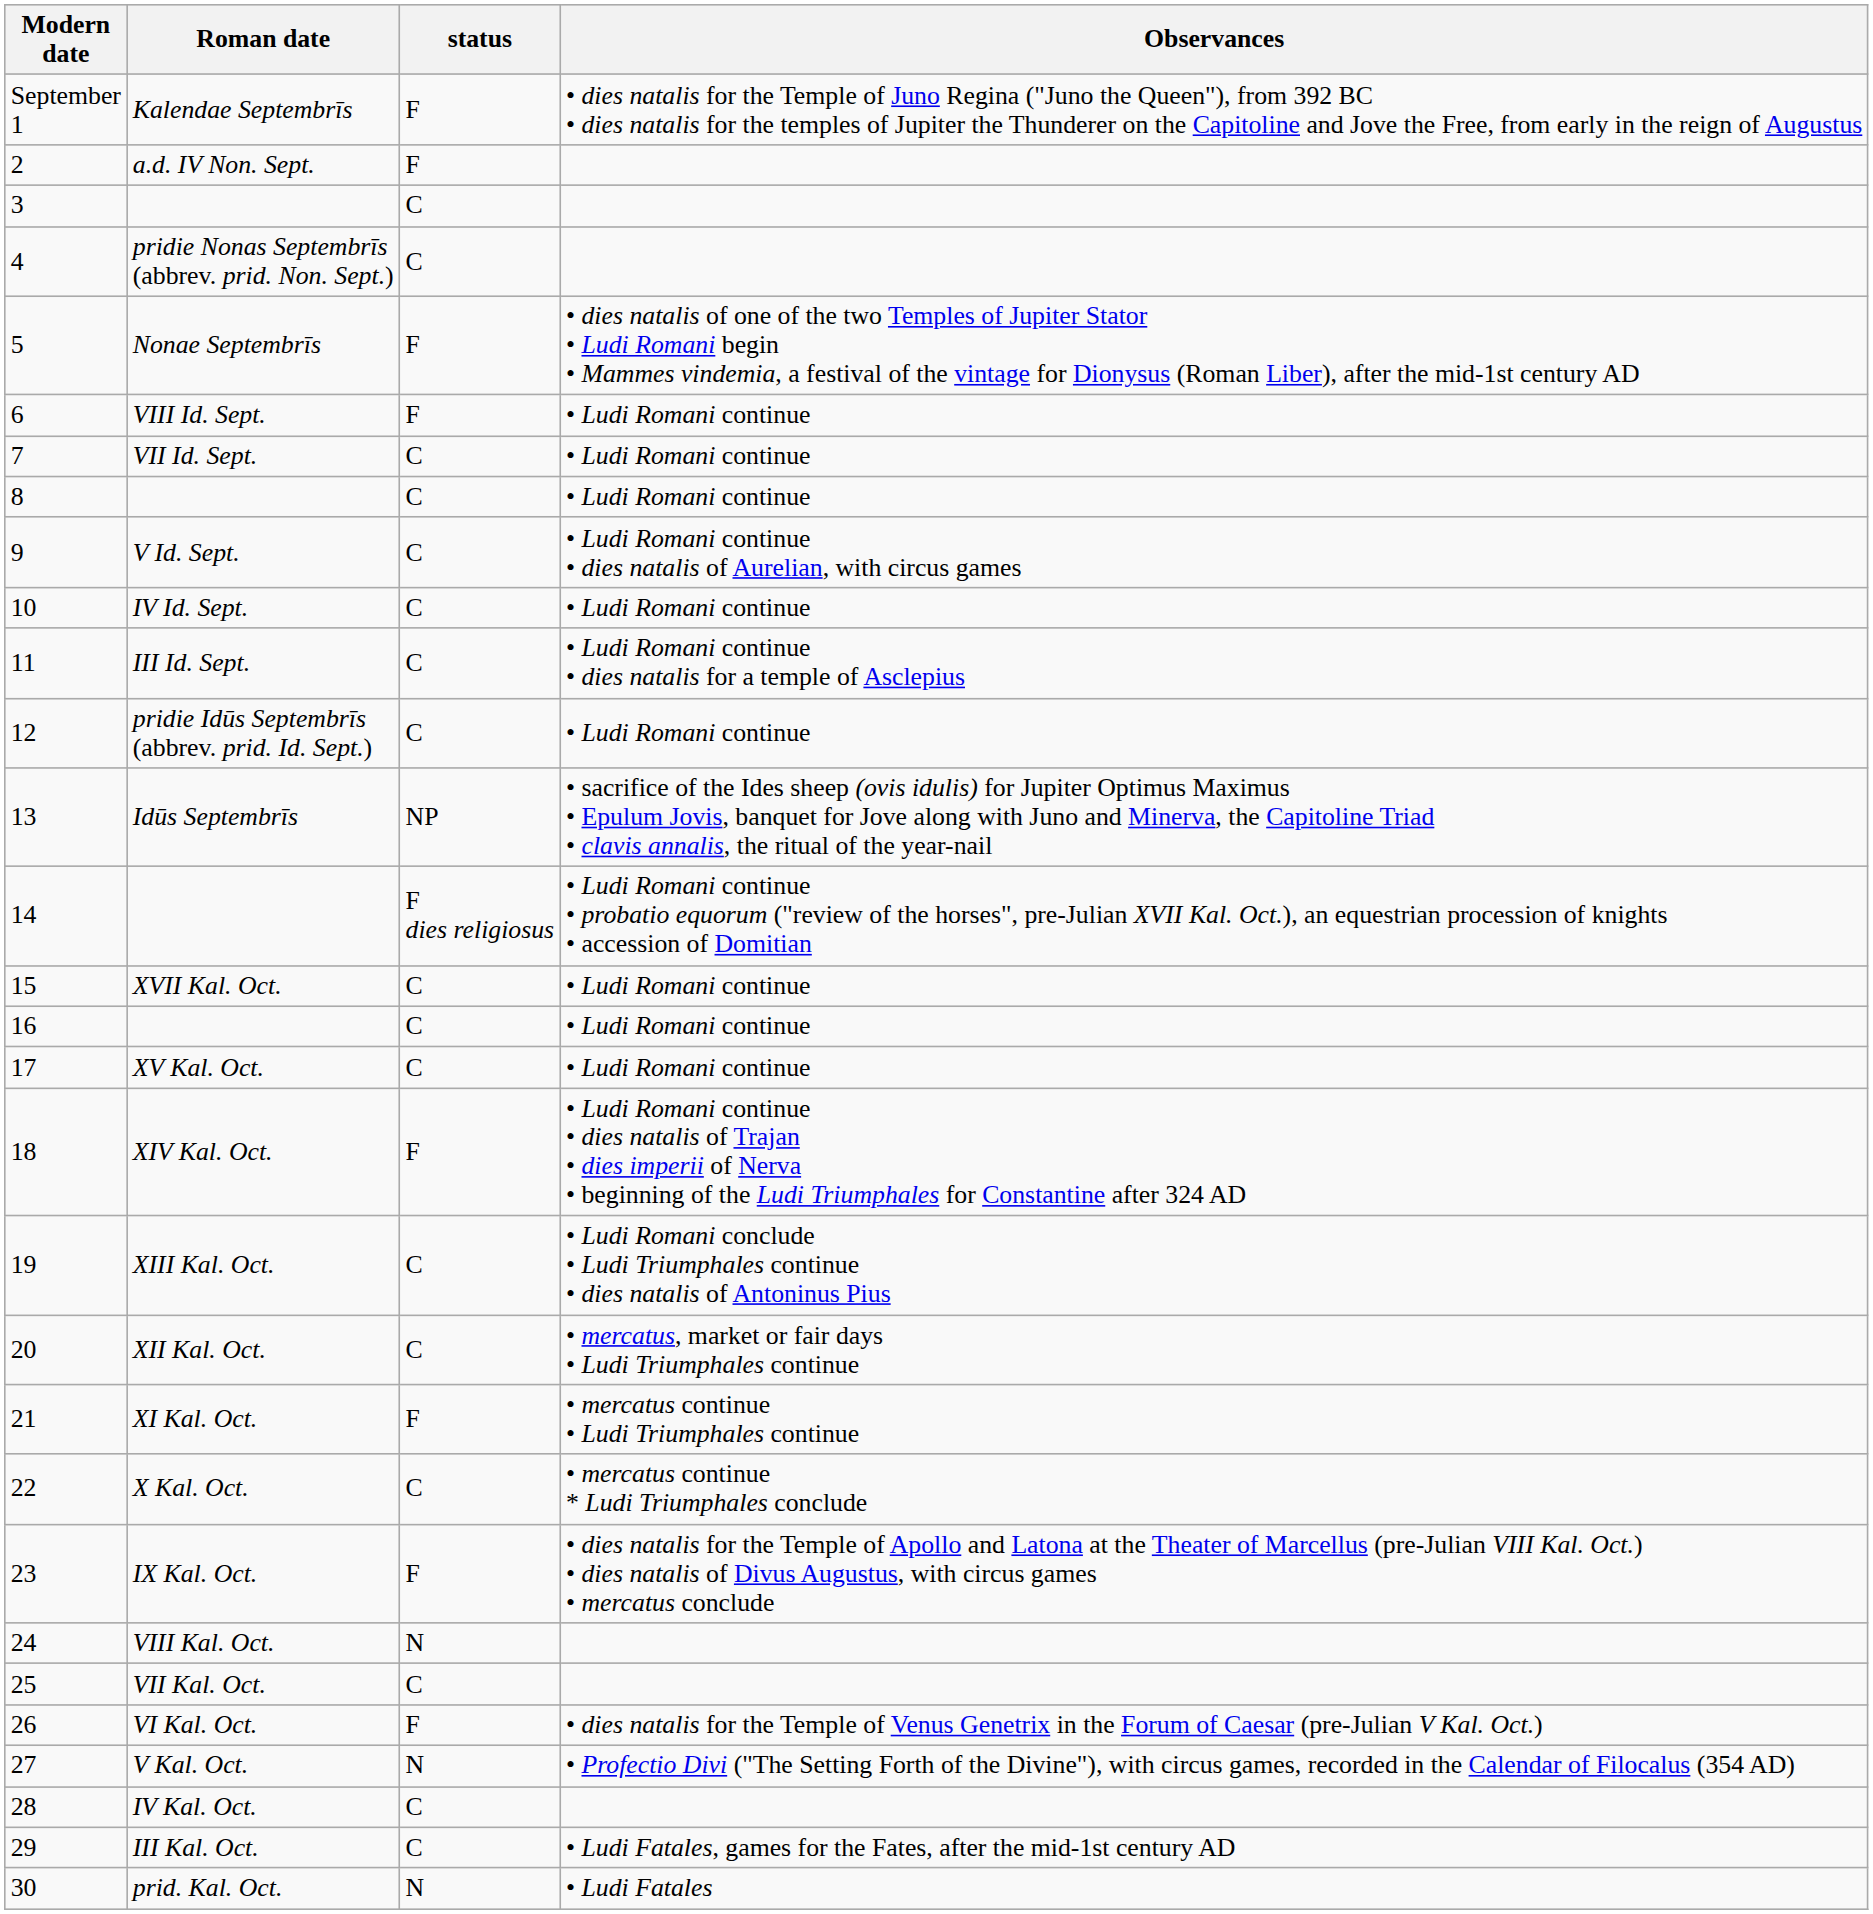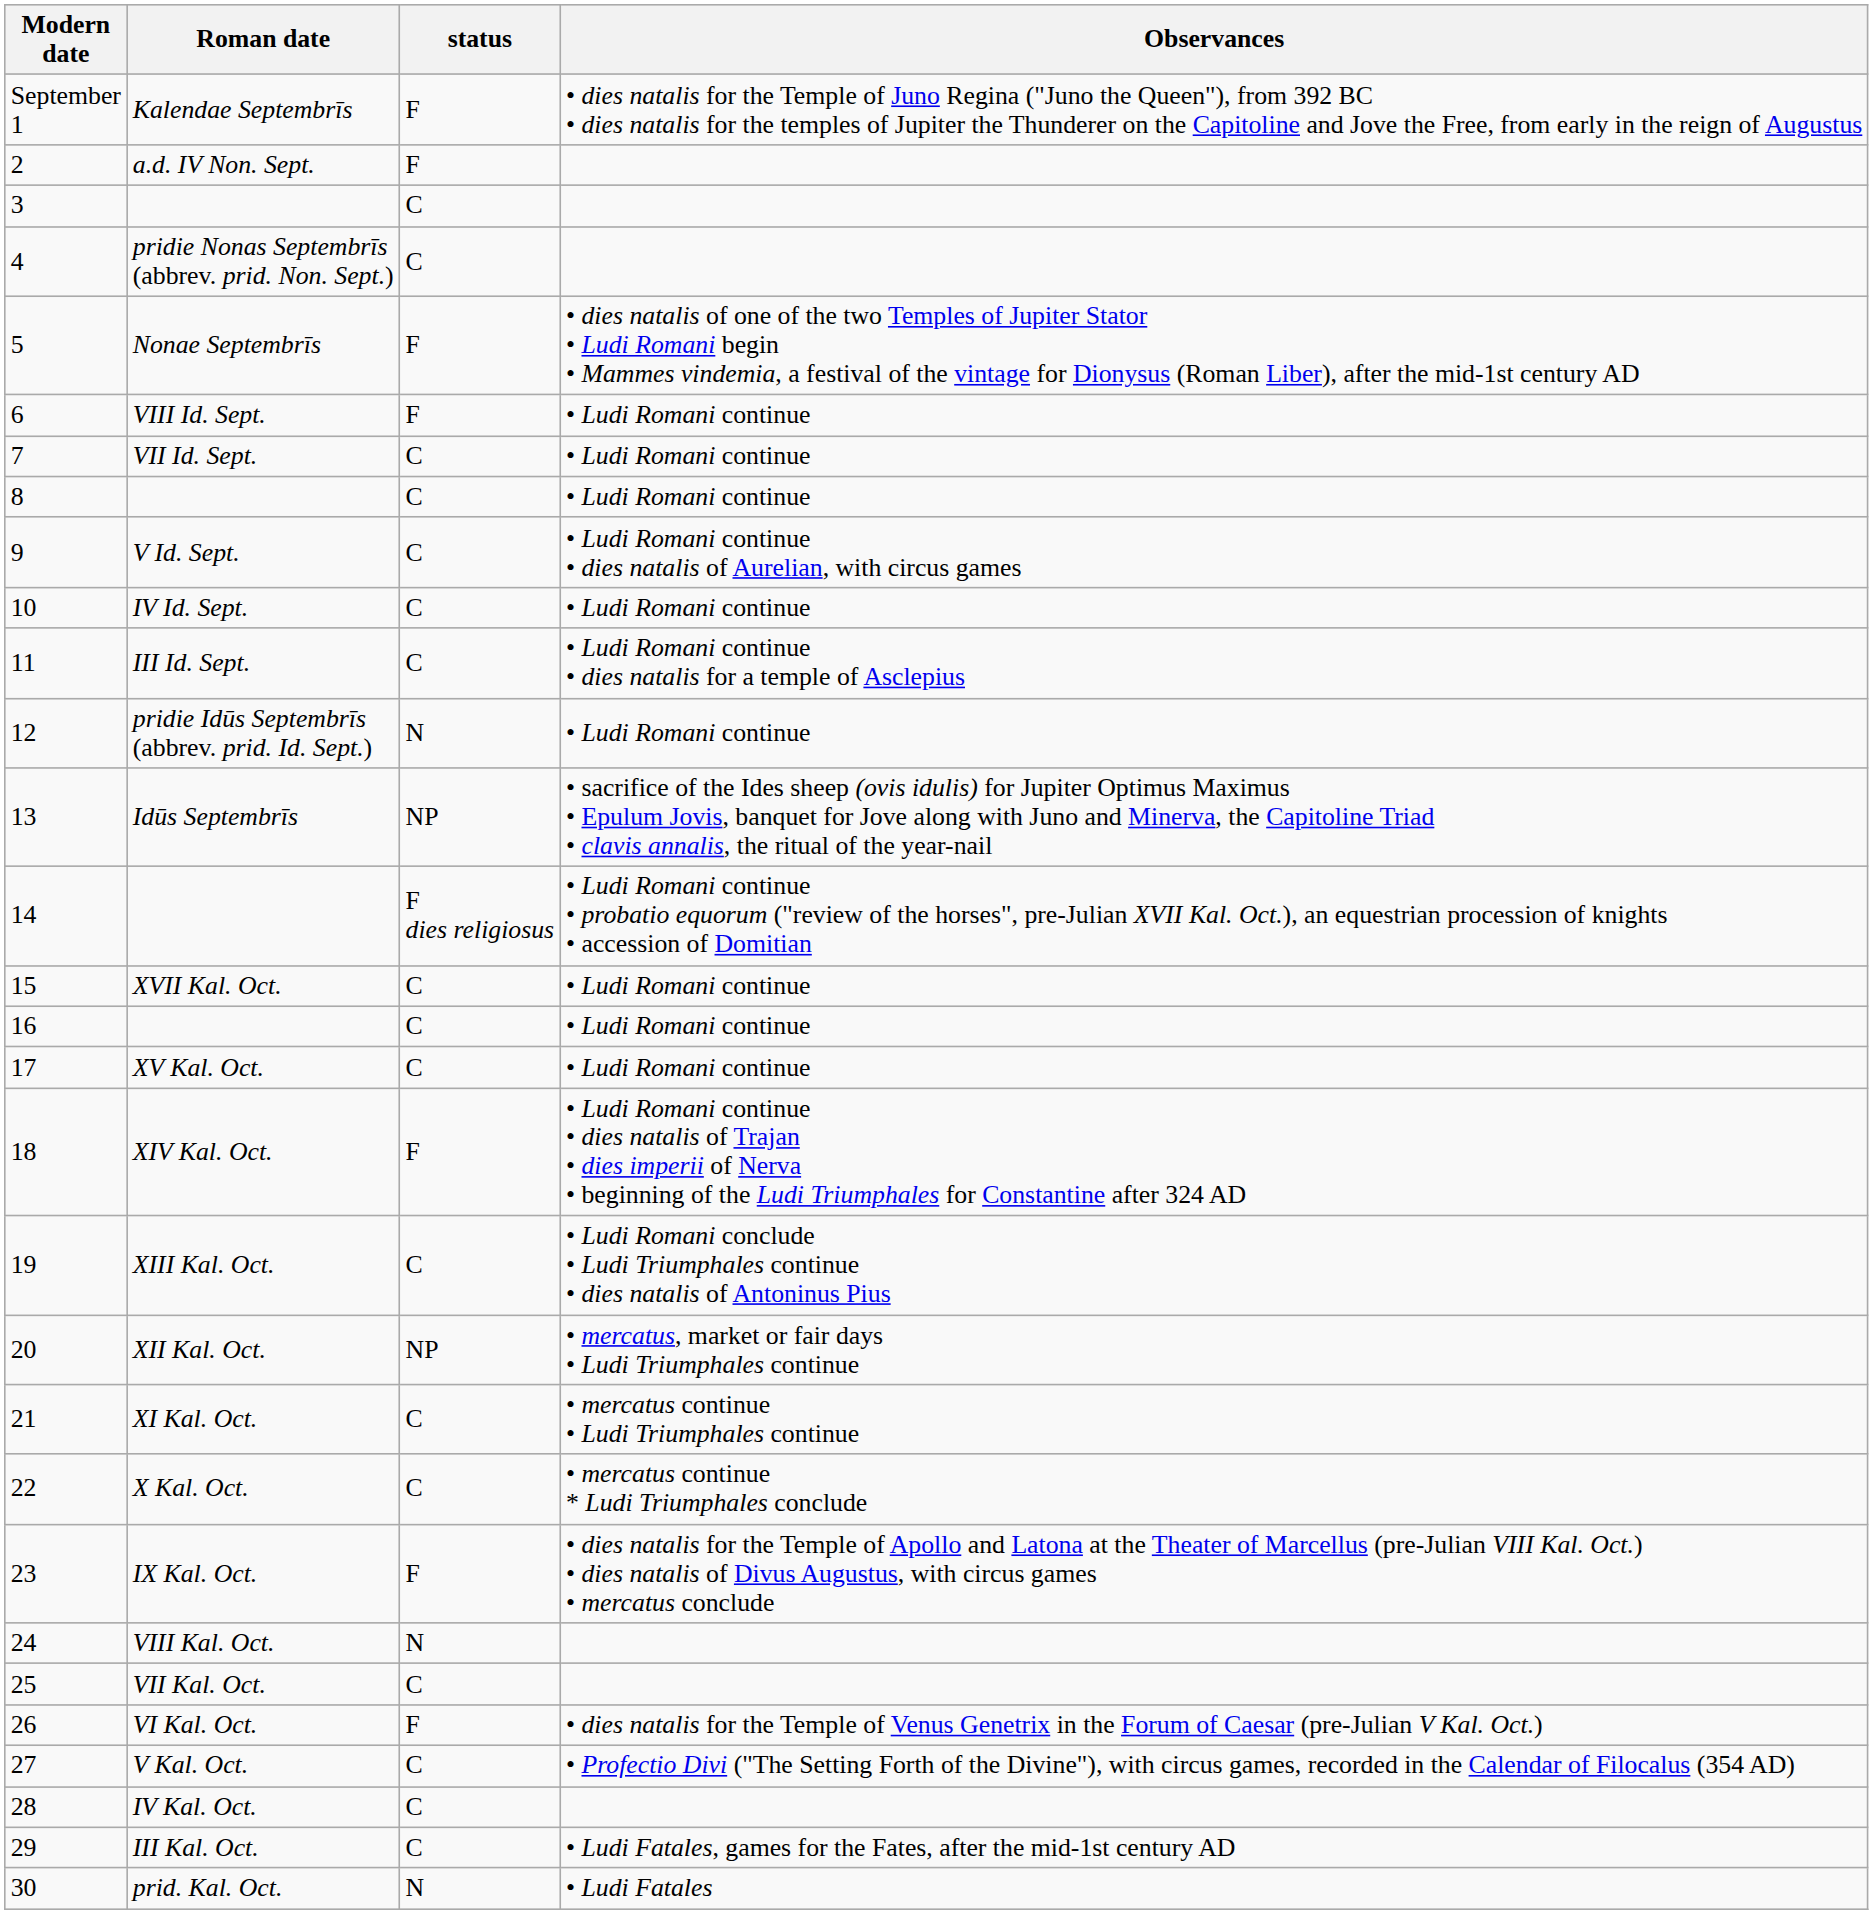(414, 732) C -> (415, 732) N
(414, 1349) C -> (422, 1349) NP
(413, 1418) F -> (414, 1418) C
(415, 1765) N -> (414, 1765) C
